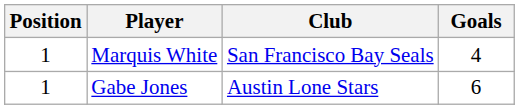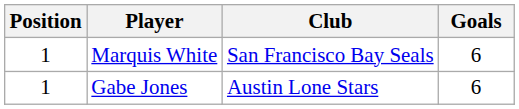(476, 54) 4 -> (476, 54) 6
